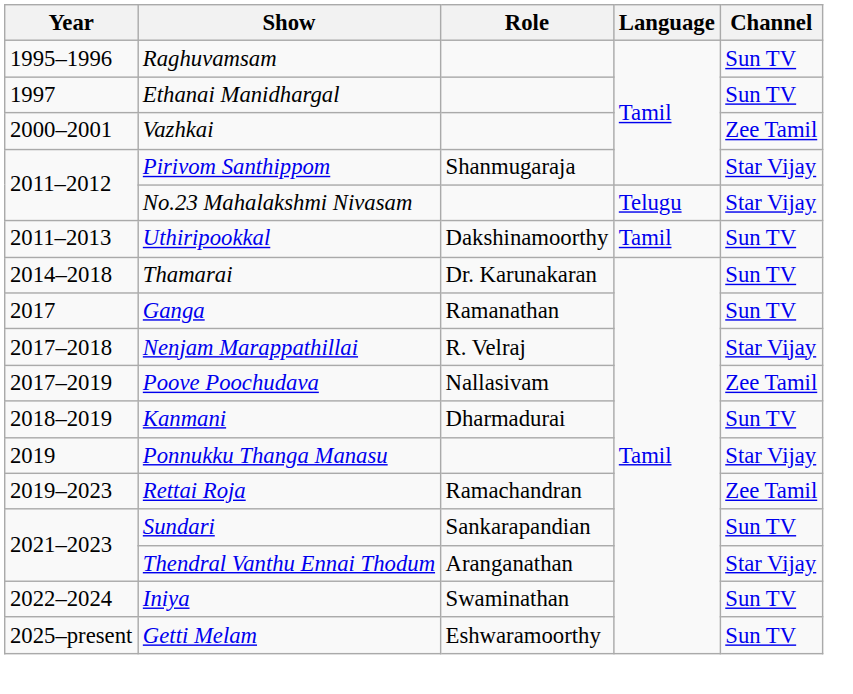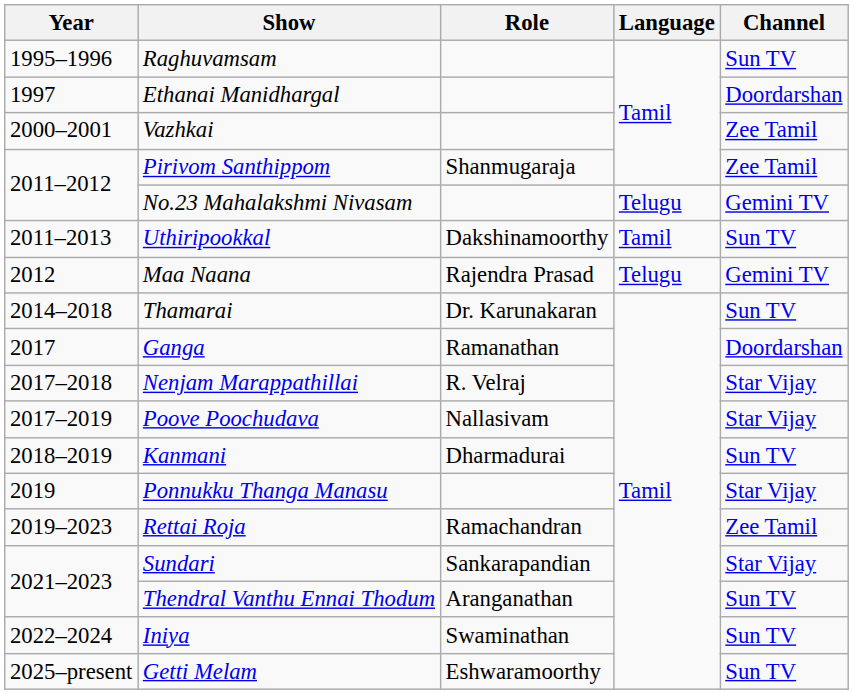(761, 94) Sun TV -> (784, 94) Doordarshan
(771, 166) Star Vijay -> (771, 166) Zee Tamil
(771, 202) Star Vijay -> (777, 202) Gemini TV
+ row: (197, 274)
(761, 310) Sun TV -> (784, 346) Doordarshan
(771, 382) Zee Tamil -> (771, 418) Star Vijay
(761, 526) Sun TV -> (771, 563) Star Vijay
(771, 563) Star Vijay -> (761, 599) Sun TV
